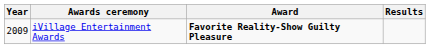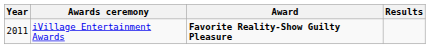(17, 31) 2009 -> (17, 31) 2011
